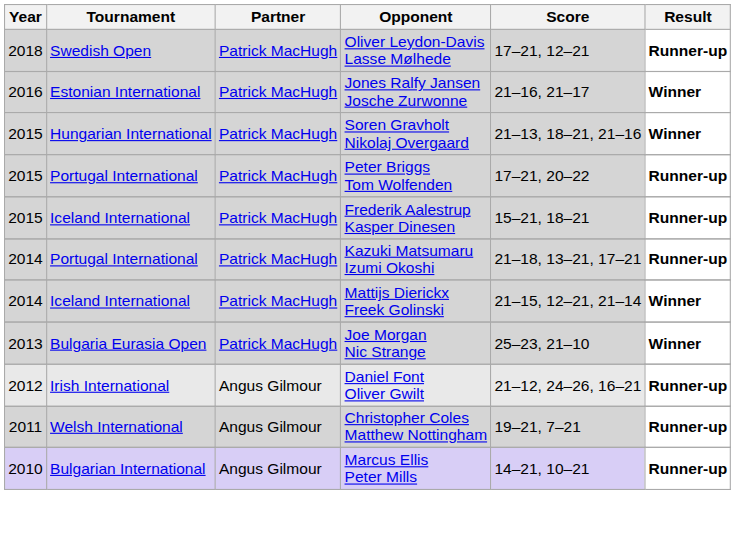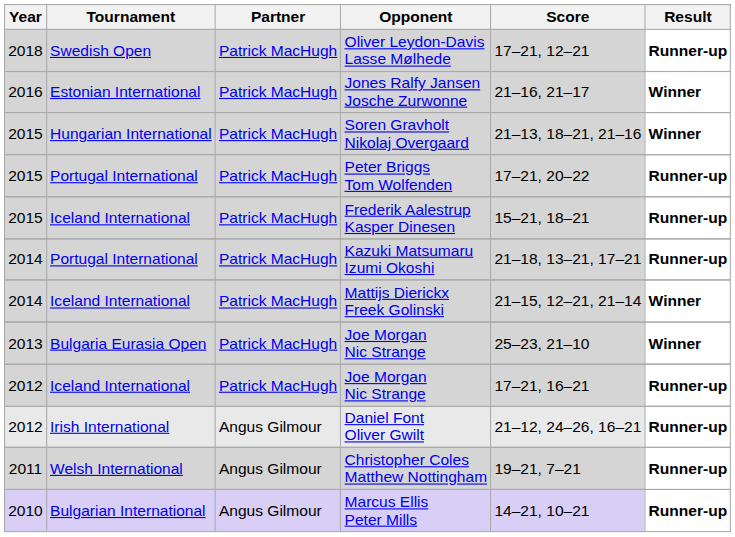+ row: (120, 385)
